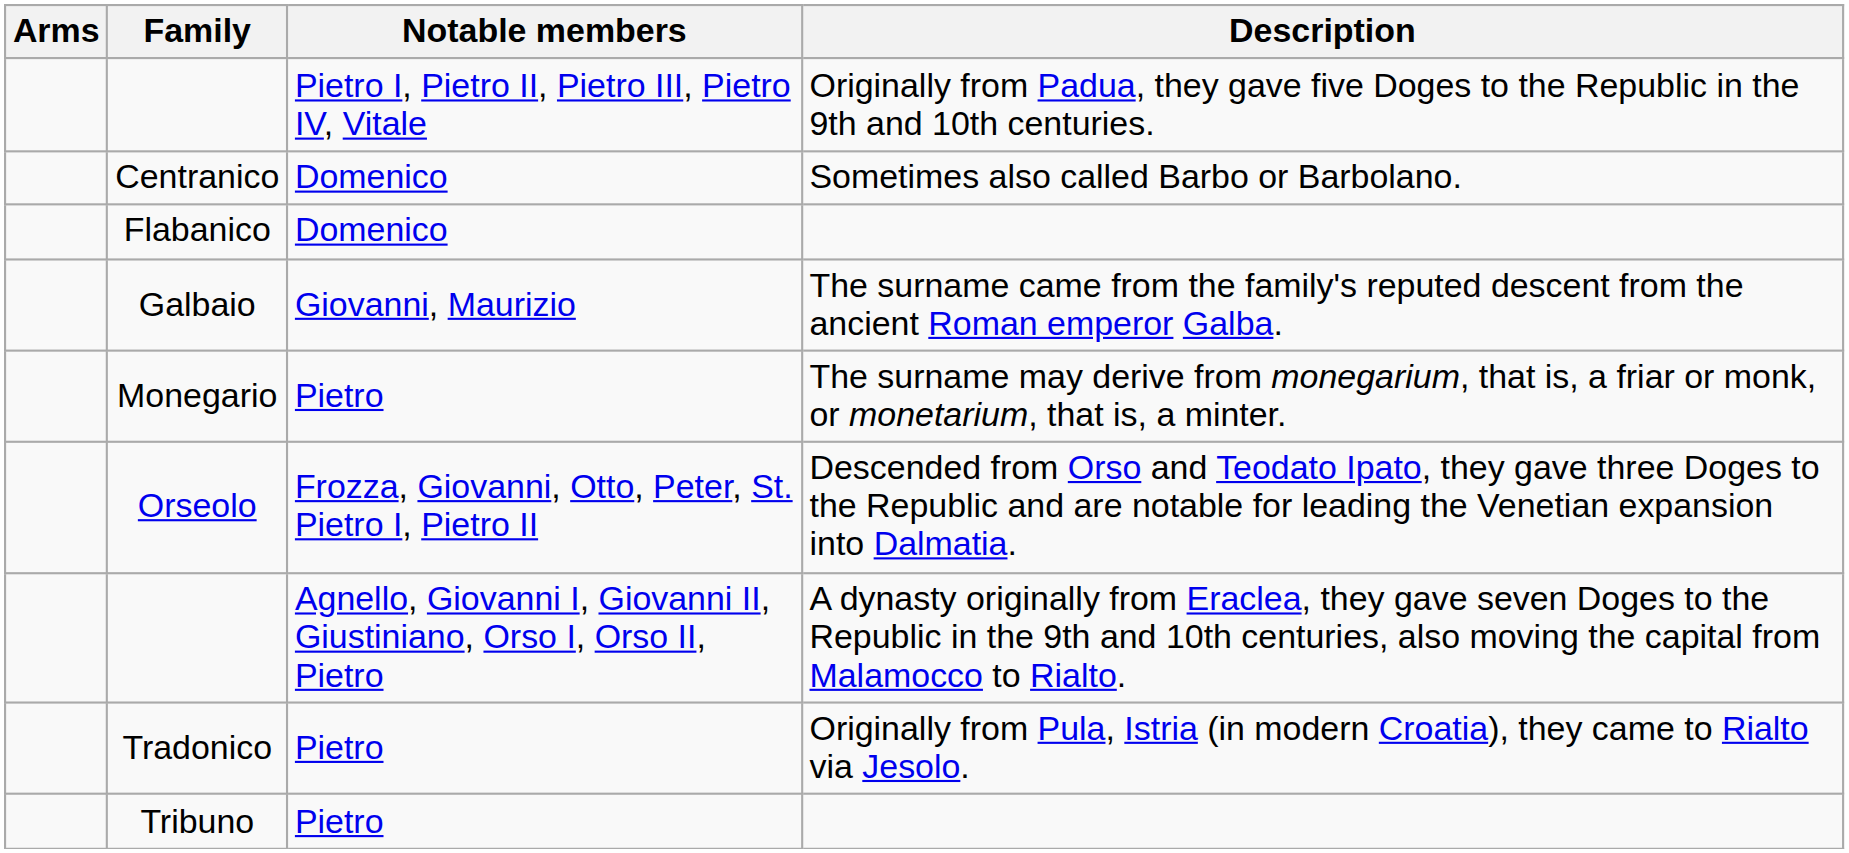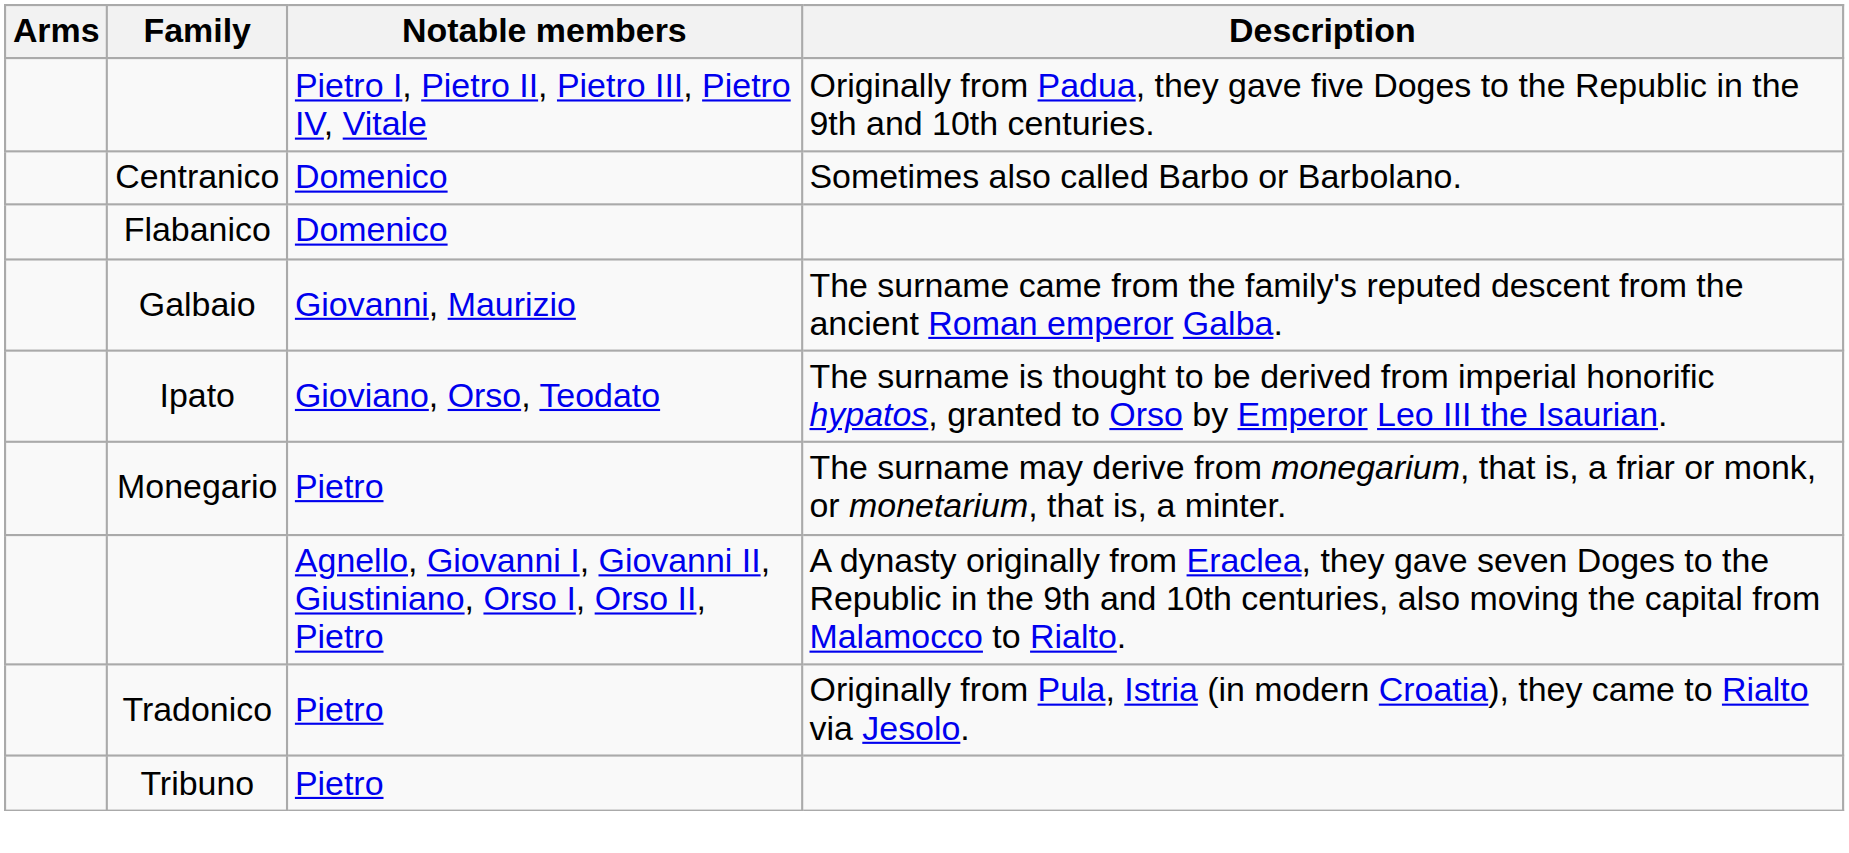+ row: (197, 395)
- row: (197, 506)
